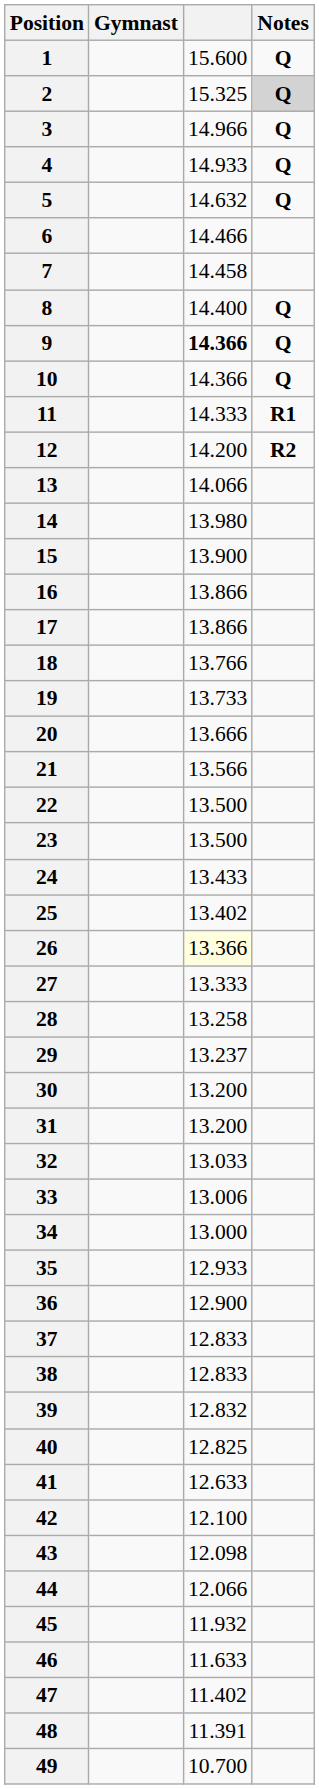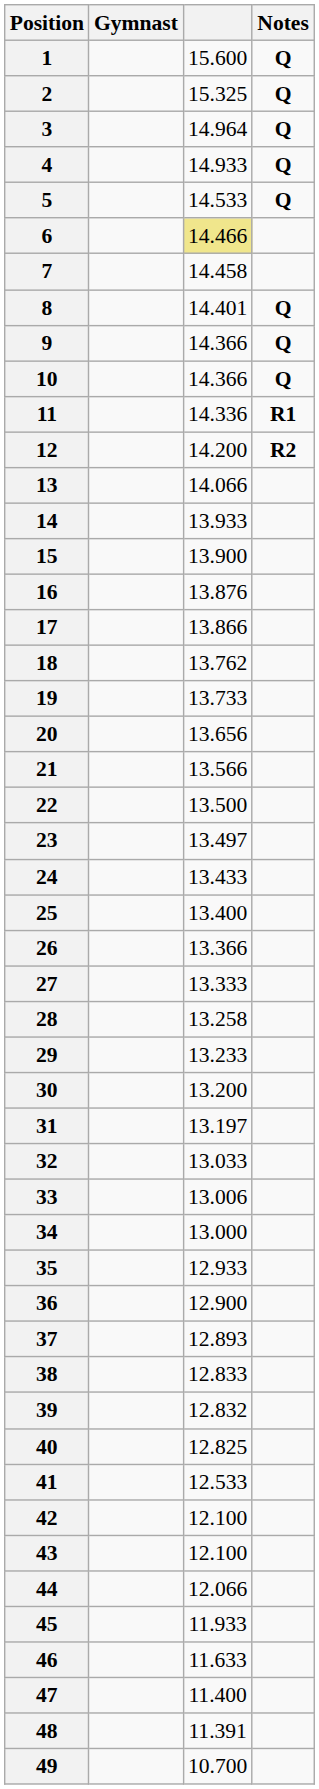(283, 93) lightgrey background -> (283, 93) no background
(218, 129) 14.966 -> (218, 129) 14.964
(218, 200) 14.632 -> (218, 200) 14.533
(218, 236) no background -> (218, 236) khaki background
(218, 307) 14.400 -> (218, 307) 14.401
(218, 342) bold -> (218, 342) normal
(218, 413) 14.333 -> (218, 413) 14.336
(218, 520) 13.980 -> (218, 520) 13.933
(218, 591) 13.866 -> (218, 591) 13.876
(218, 663) 13.766 -> (218, 663) 13.762
(218, 734) 13.666 -> (218, 734) 13.656
(218, 841) 13.500 -> (218, 841) 13.497
(218, 912) 13.402 -> (218, 912) 13.400
(218, 947) lightyellow background -> (218, 947) no background
(218, 1054) 13.237 -> (218, 1054) 13.233
(218, 1125) 13.200 -> (218, 1125) 13.197
(218, 1339) 12.833 -> (218, 1339) 12.893
(218, 1481) 12.633 -> (218, 1481) 12.533
(218, 1552) 12.098 -> (218, 1552) 12.100
(218, 1623) 11.932 -> (218, 1623) 11.933
(218, 1695) 11.402 -> (218, 1695) 11.400
